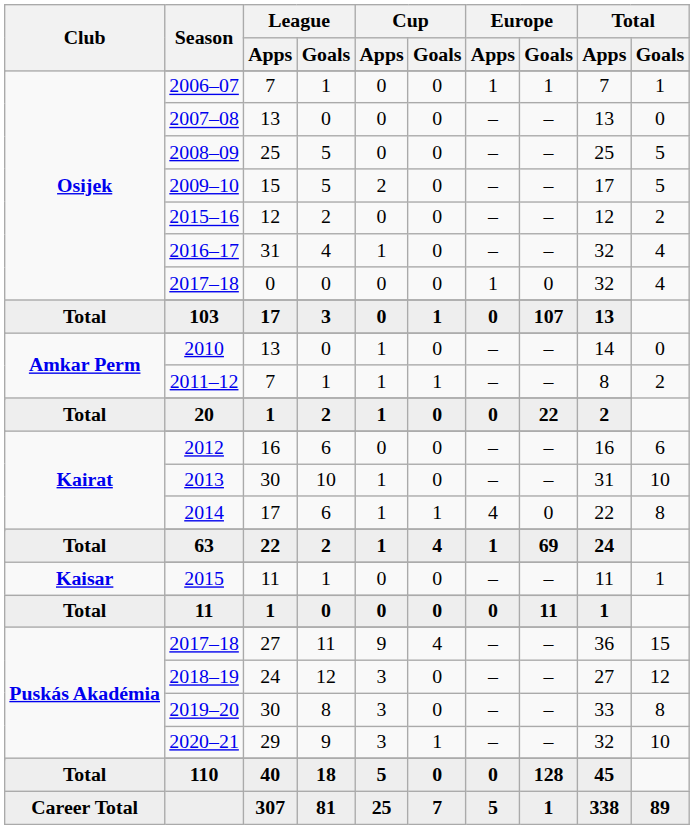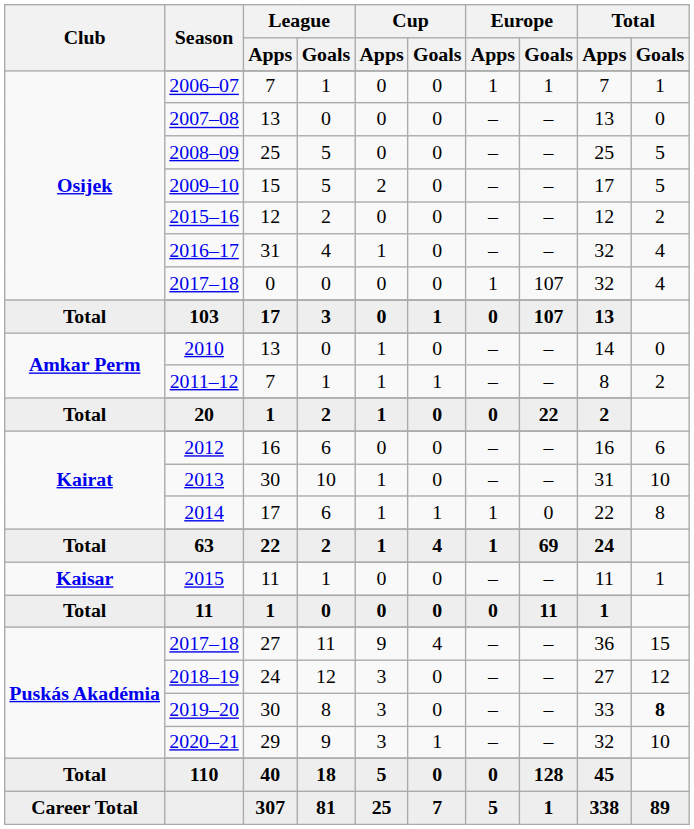(549, 283) 0 -> (549, 283) 107
(493, 512) 4 -> (493, 512) 1
(660, 709) normal -> (660, 709) bold
